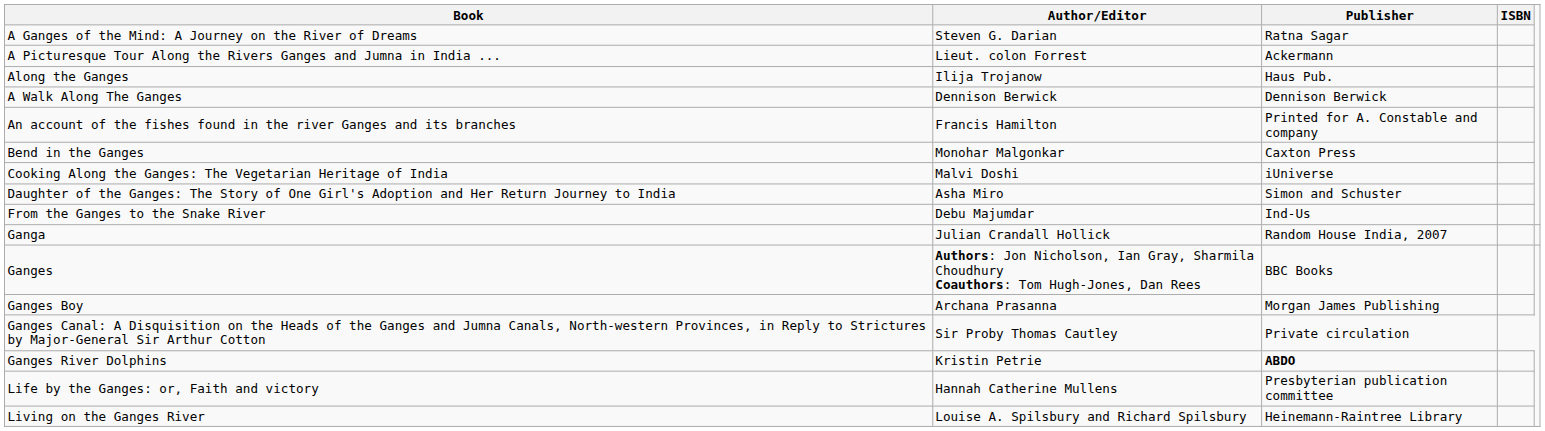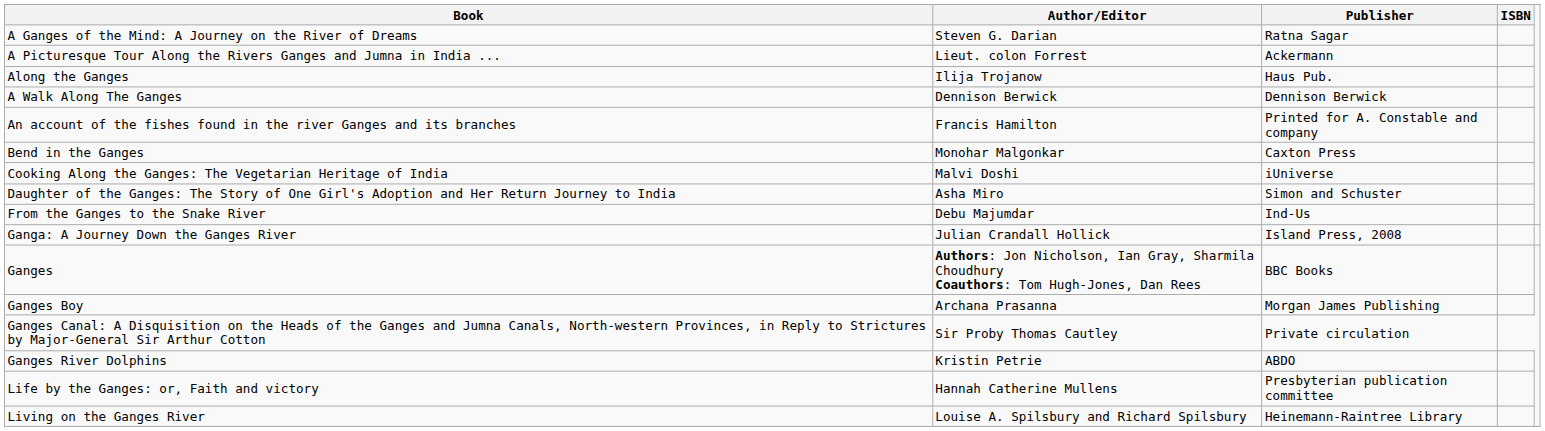- row: (26, 235)
+ row: (152, 235)
(1280, 361) bold -> (1280, 361) normal
